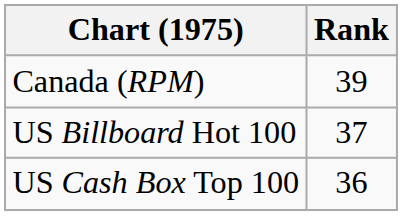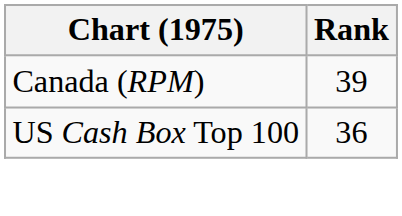- row: (154, 132)
